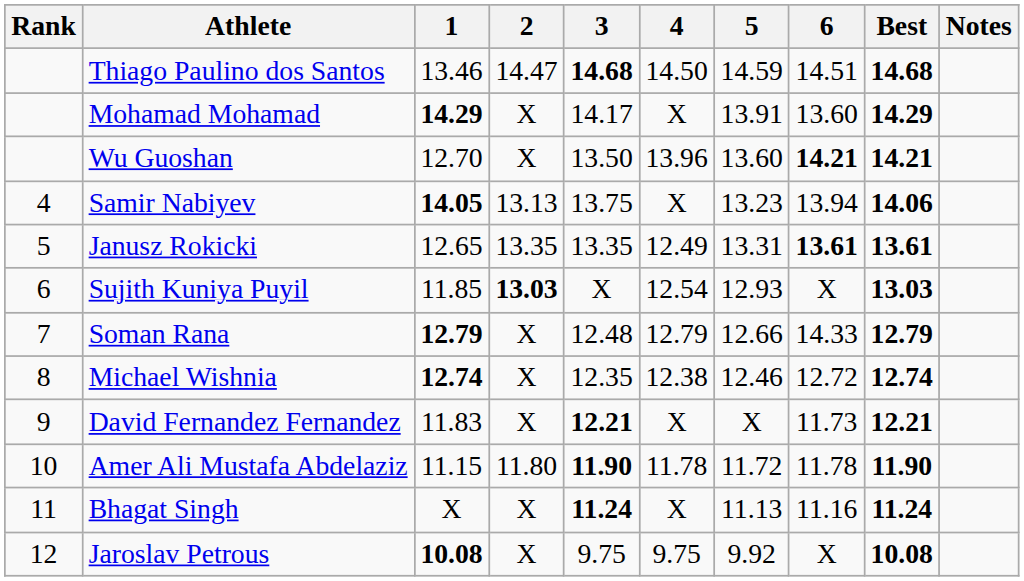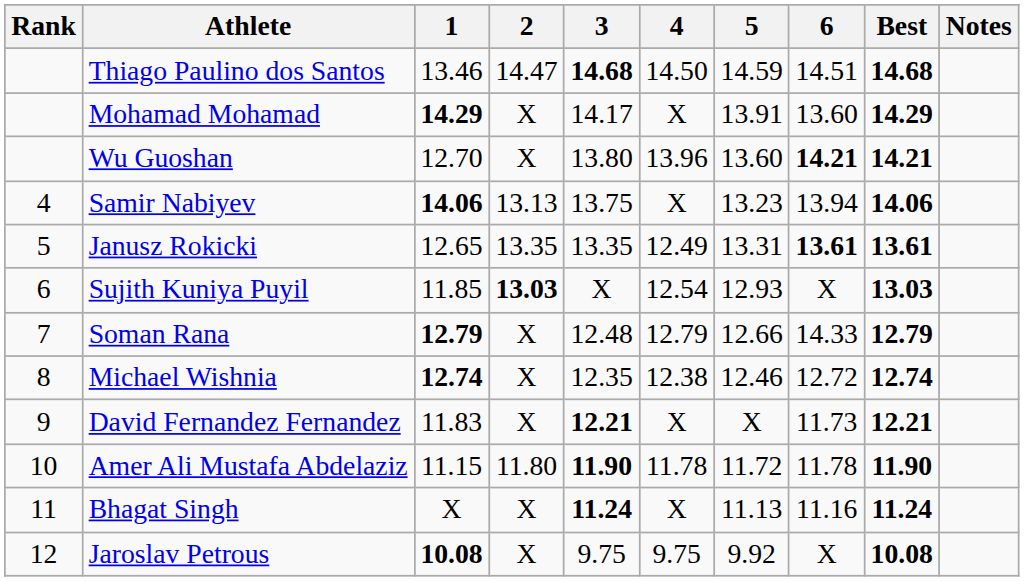(602, 158) 13.50 -> (602, 158) 13.80
(452, 202) 14.05 -> (452, 202) 14.06
